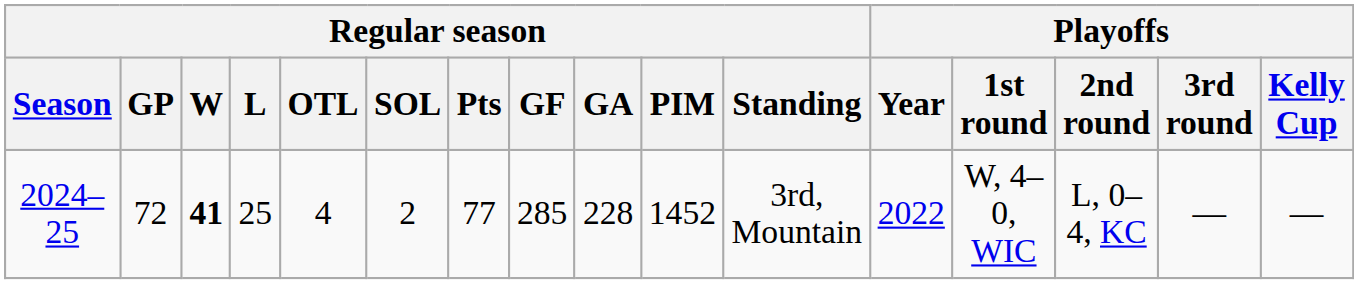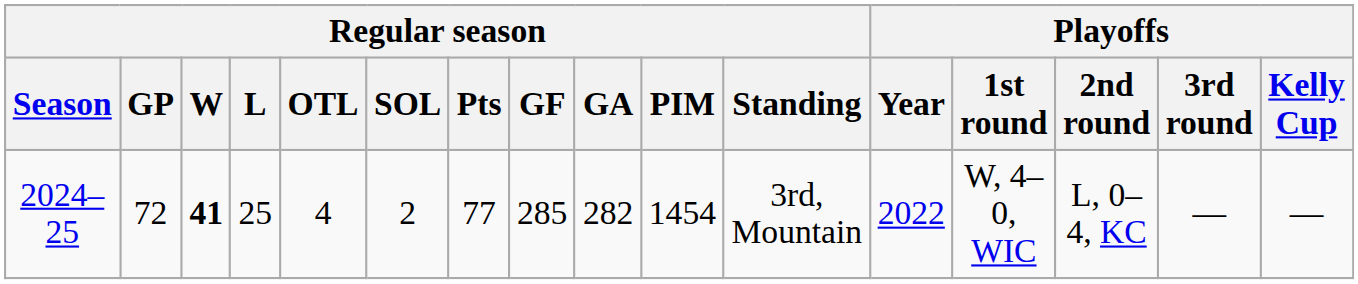(608, 213) 228 -> (608, 213) 282
(682, 213) 1452 -> (682, 213) 1454
